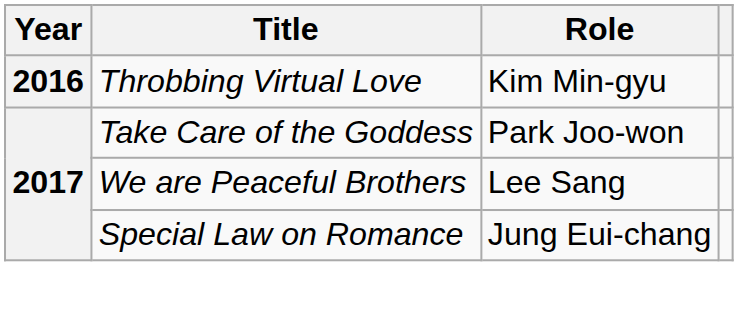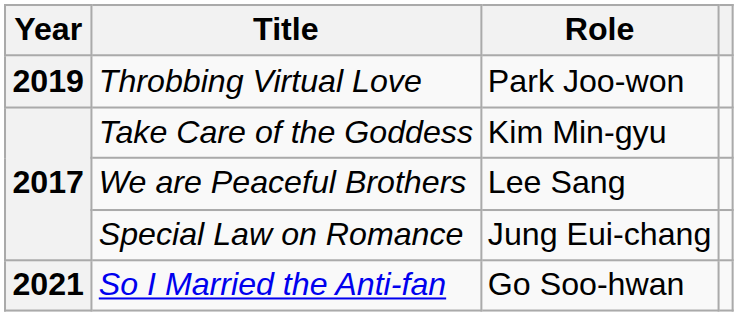(48, 81) 2016 -> (48, 81) 2019
(577, 81) Kim Min-gyu -> (586, 81) Park Joo-won
(586, 132) Park Joo-won -> (577, 132) Kim Min-gyu
+ row: (272, 285)
